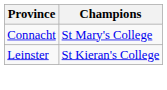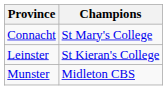+ row: (28, 74)
